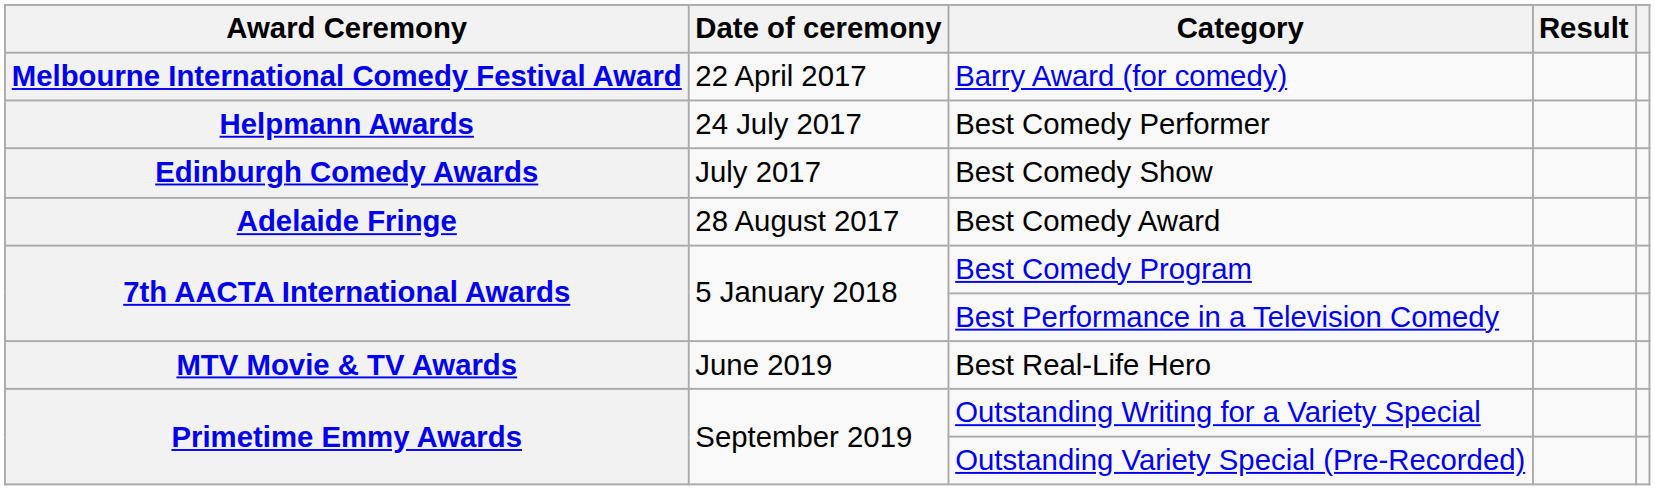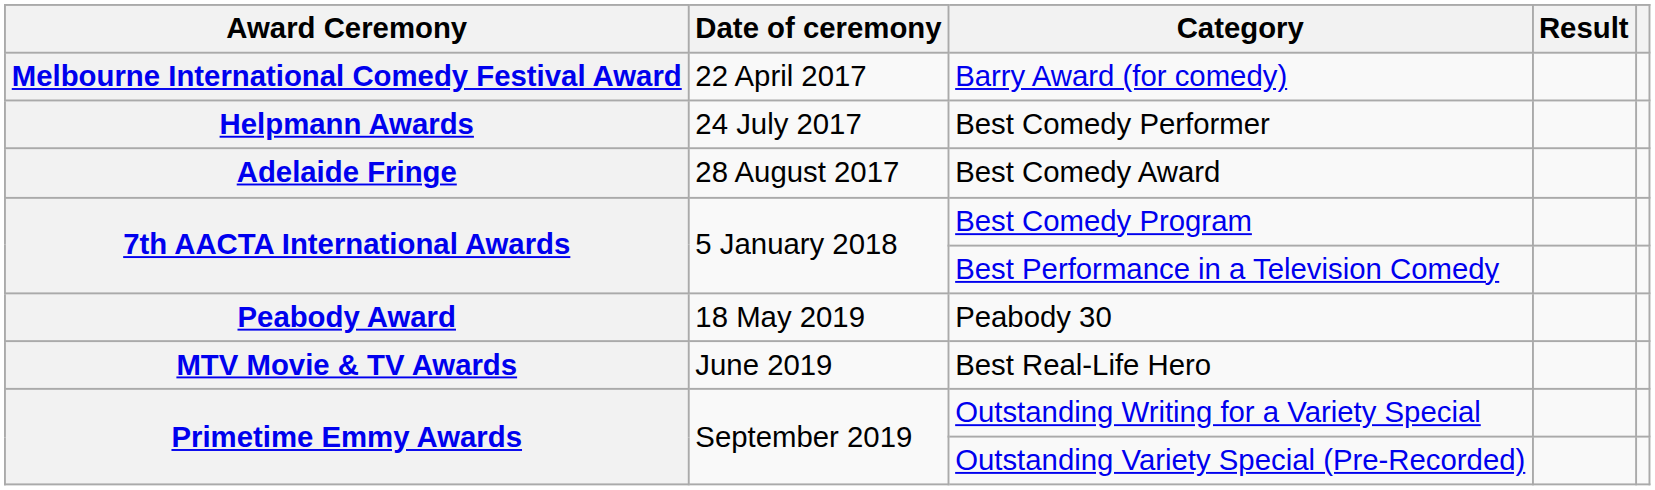- row: (1084, 172)
+ row: (1033, 316)
